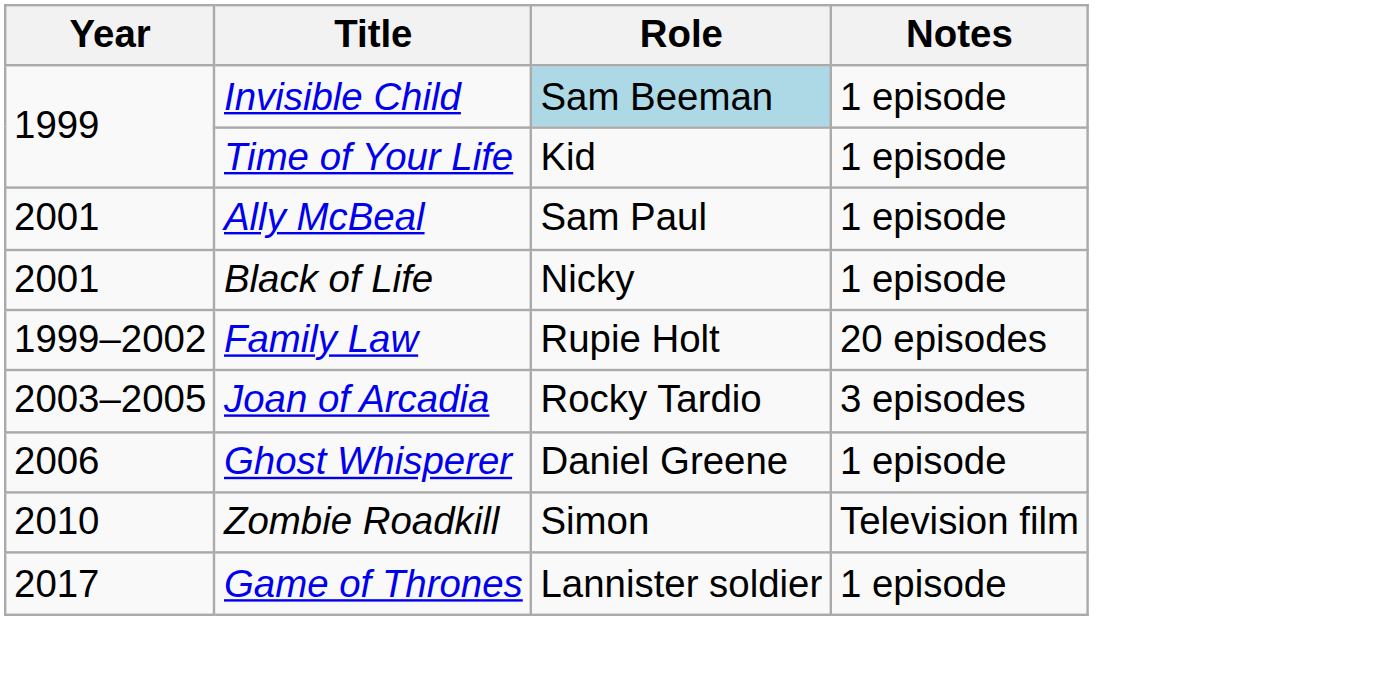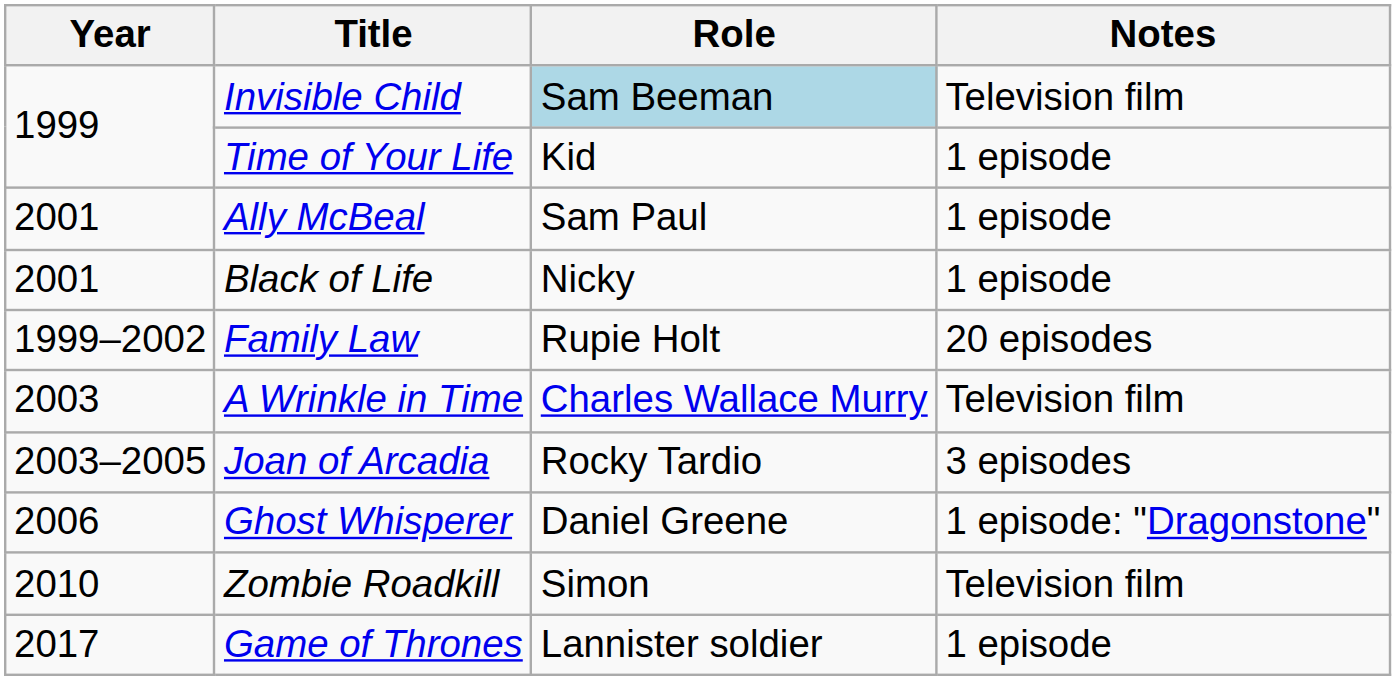(923, 95) 1 episode -> (1065, 95) Television film
+ row: (374, 400)
(923, 461) 1 episode -> (1163, 522) 1 episode: "Dragonstone"
